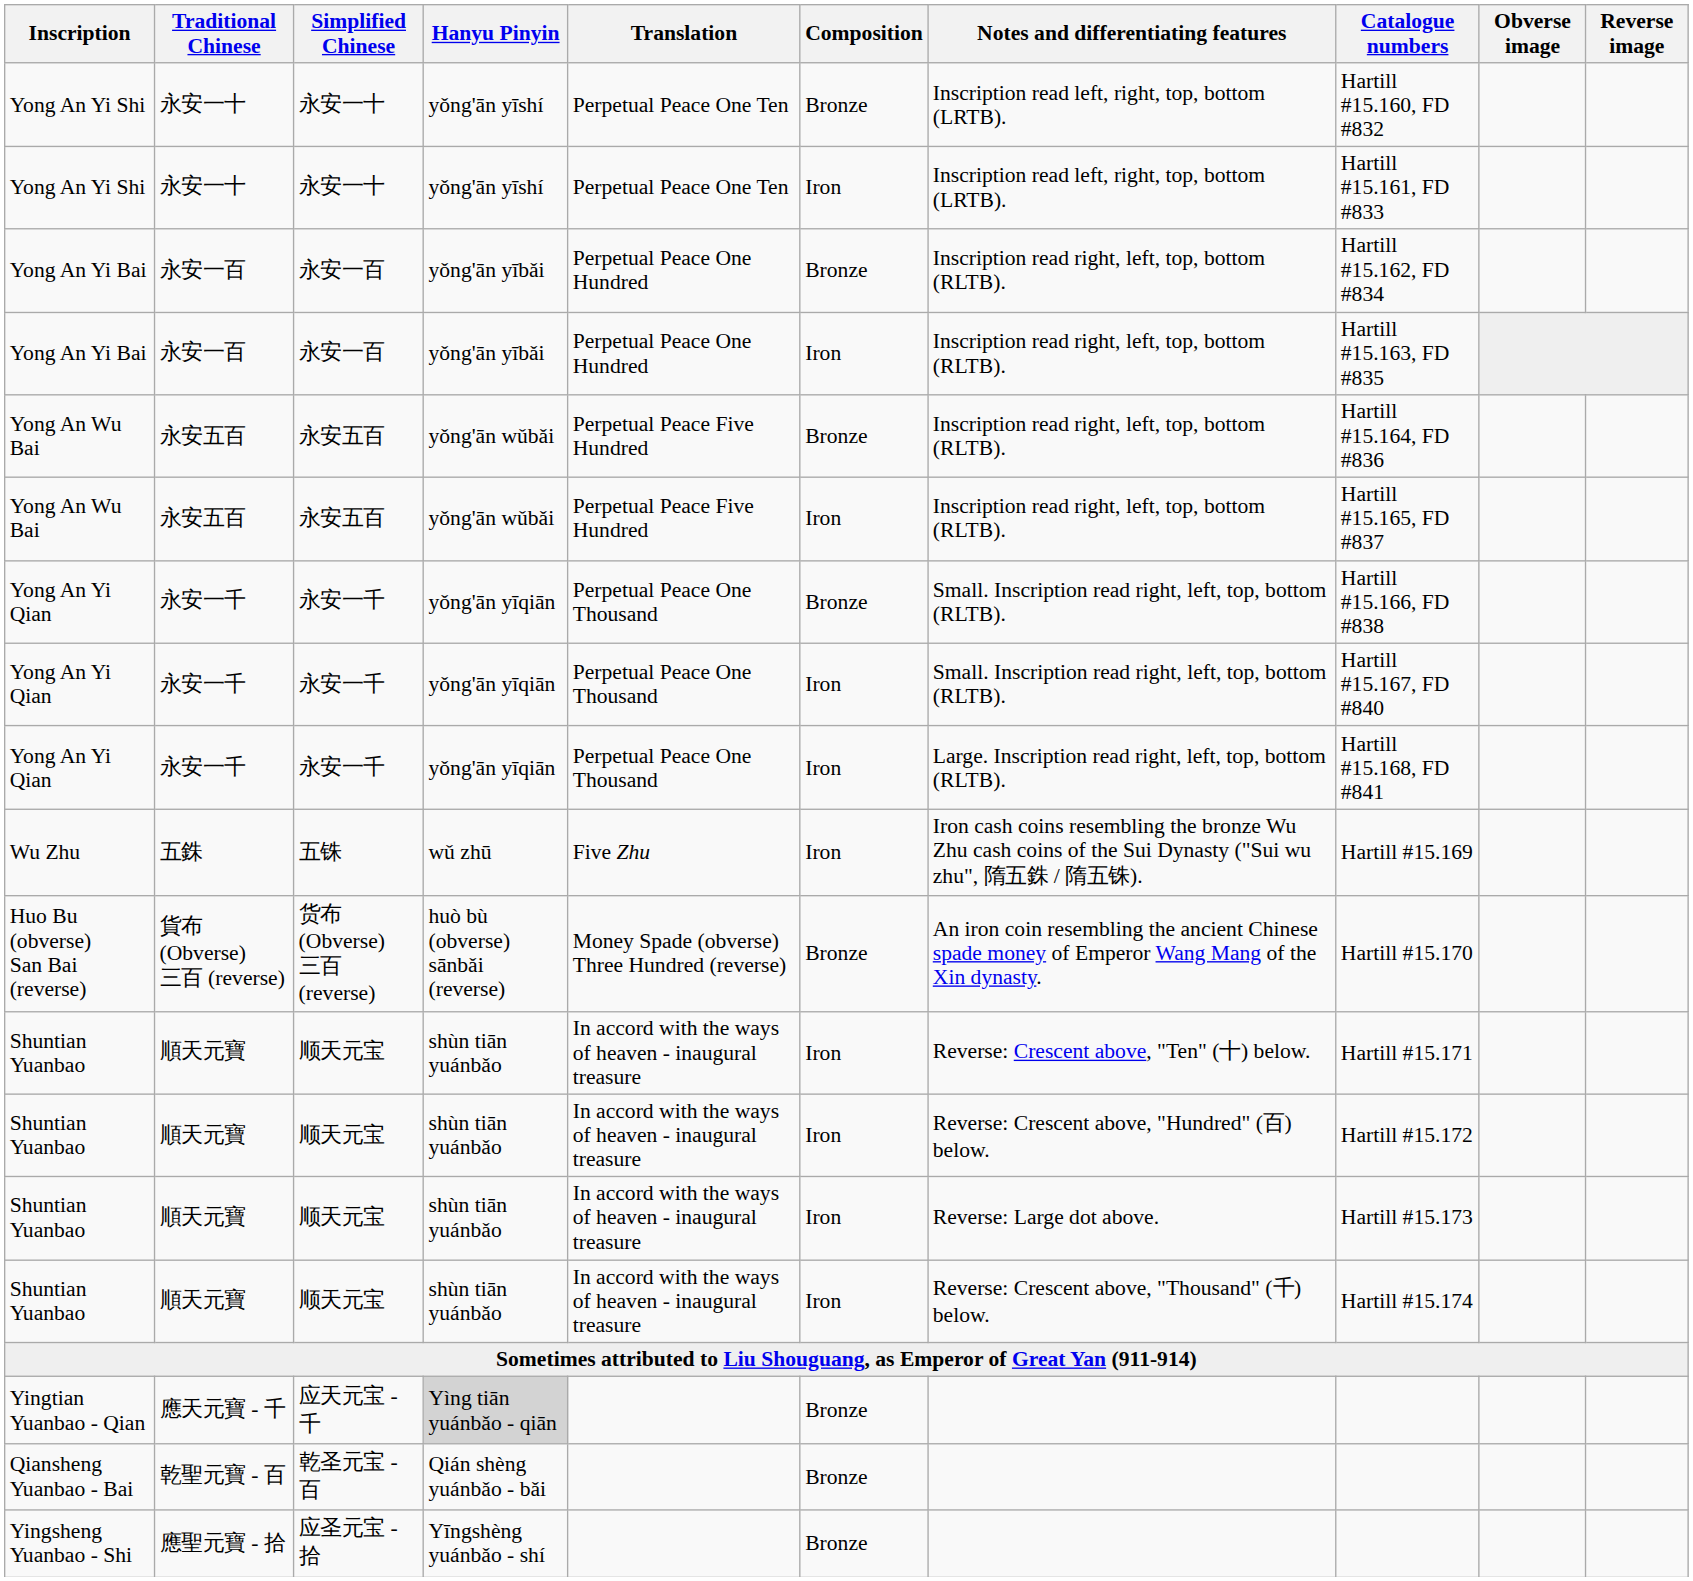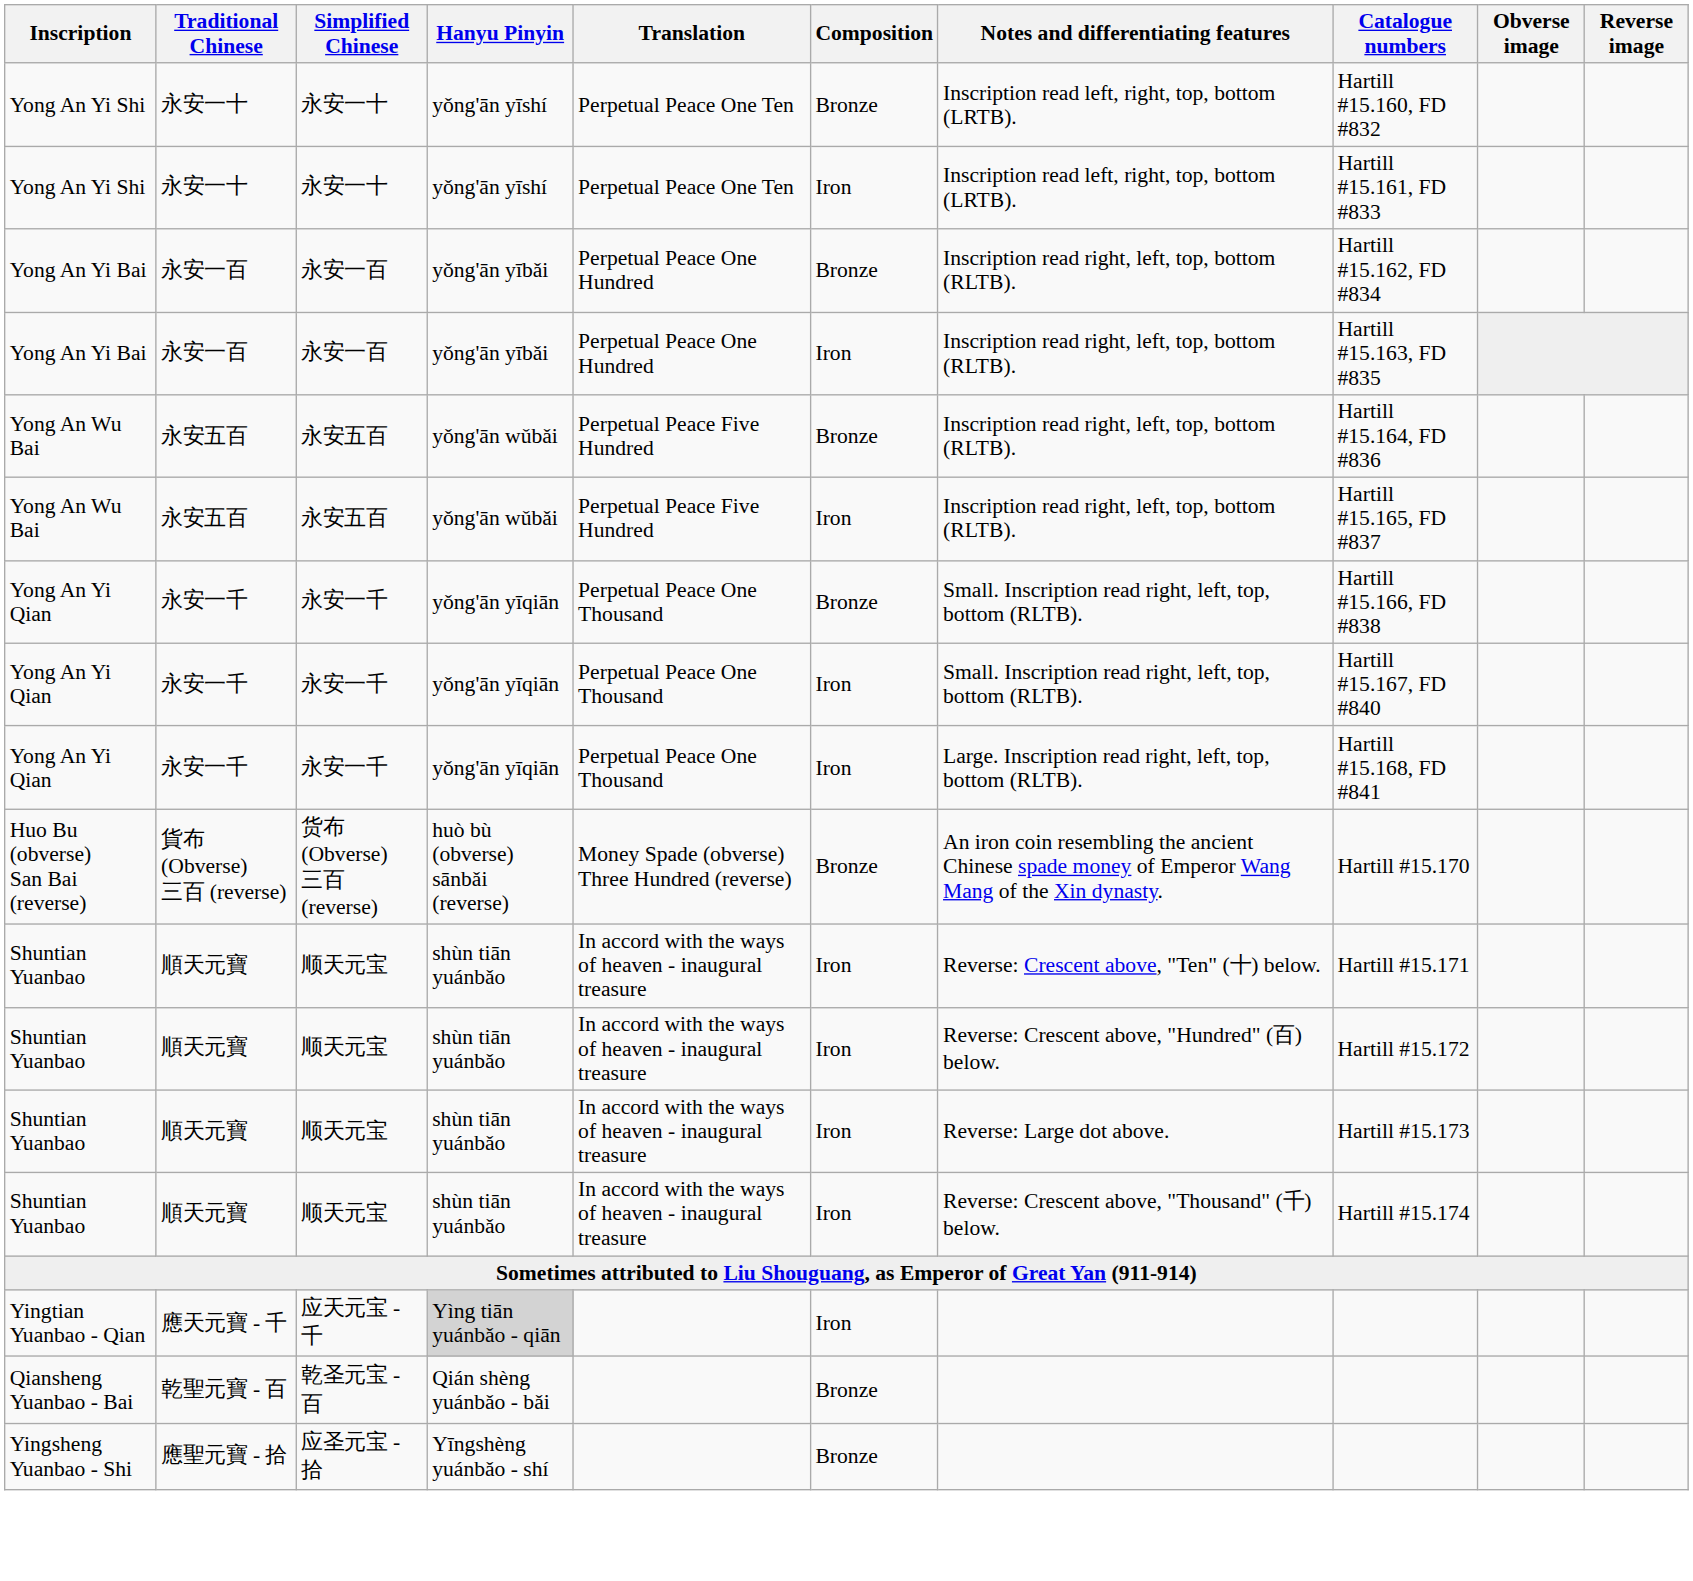- row: (45, 852)
(836, 1409) Bronze -> (833, 1323) Iron
